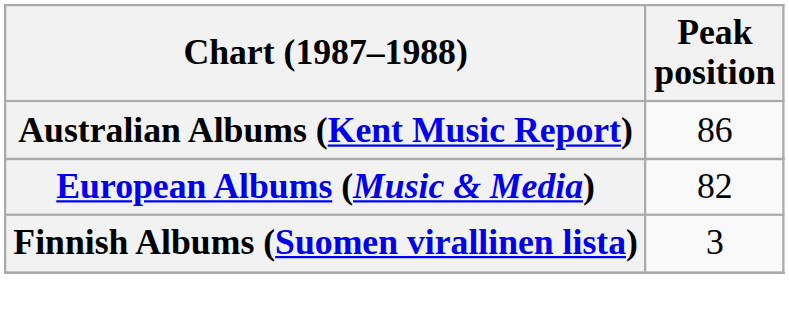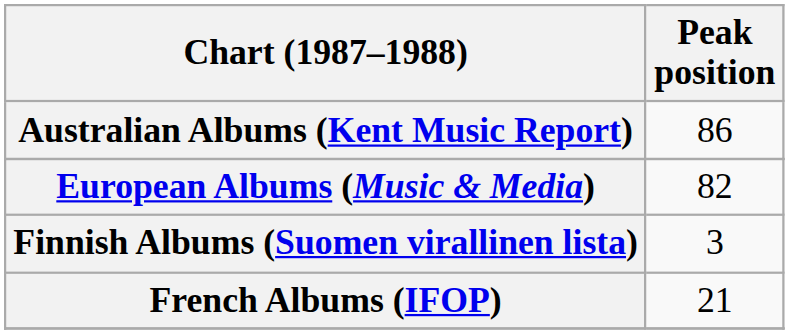+ row: (326, 299)
